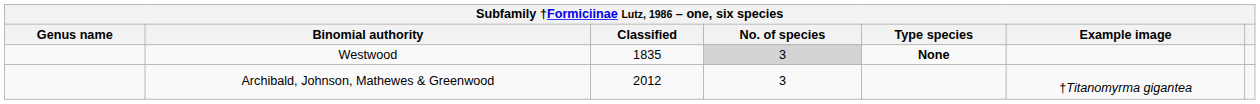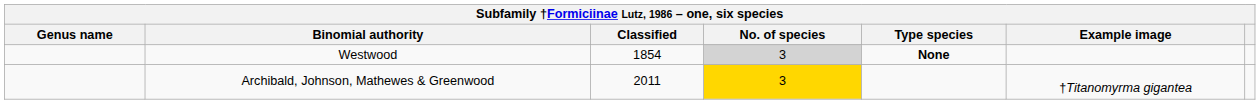(647, 54) 1835 -> (647, 54) 1854
(647, 81) 2012 -> (647, 81) 2011
(782, 81) no background -> (782, 81) gold background
